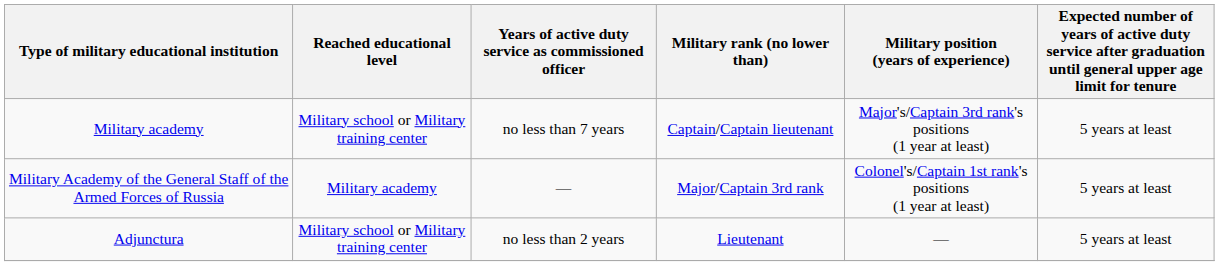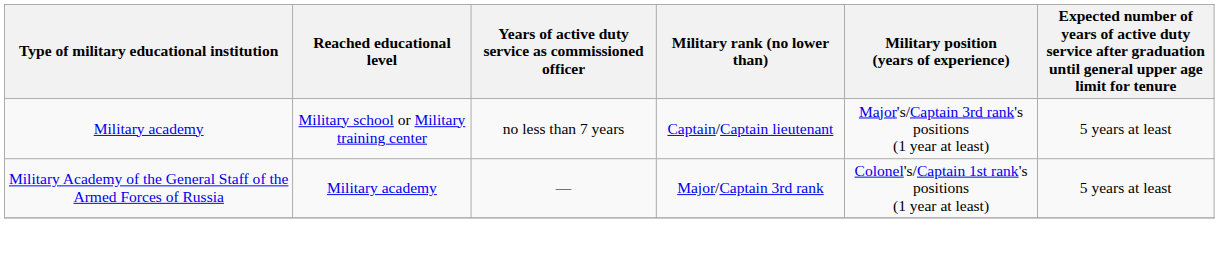- row: (149, 239)
